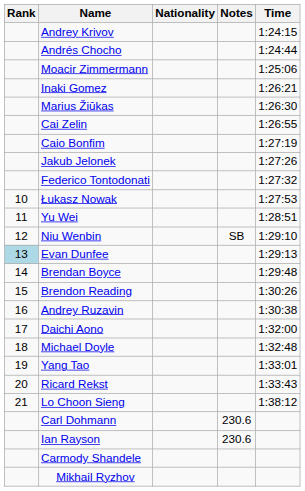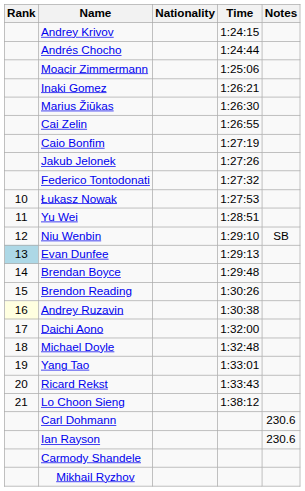columns swapped: (278, 13) <-> (237, 13)
(21, 310) no background -> (21, 310) lightyellow background
